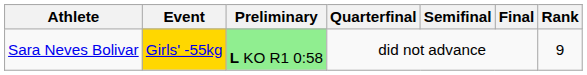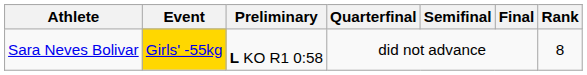(276, 58) lightgreen background -> (276, 58) no background
(560, 50) 9 -> (560, 50) 8
